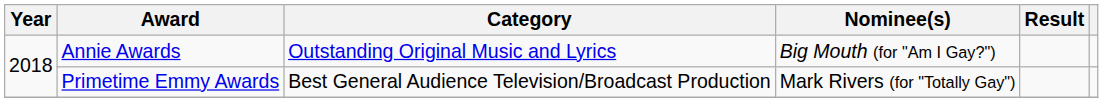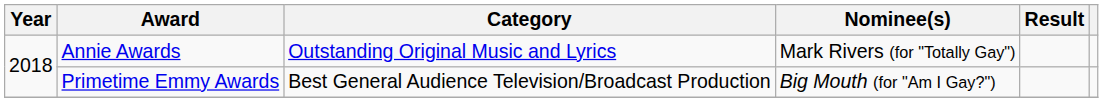(888, 50) Big Mouth (for "Am I Gay?") -> (898, 50) Mark Rivers (for "Totally Gay")
(898, 81) Mark Rivers (for "Totally Gay") -> (888, 81) Big Mouth (for "Am I Gay?")
